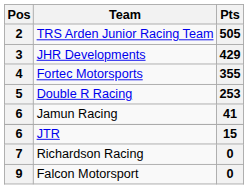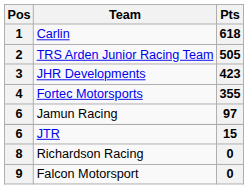+ row: (53, 34)
(230, 54) 429 -> (230, 74) 423
- row: (84, 94)
(230, 114) 41 -> (230, 114) 97
(19, 154) 7 -> (19, 154) 8
